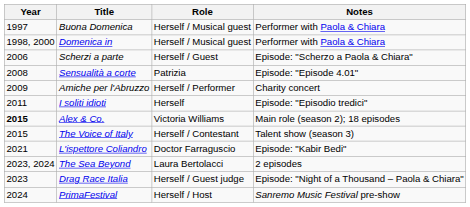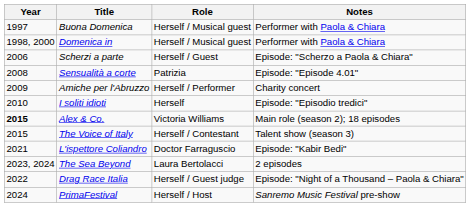(17, 103) 2011 -> (17, 103) 2010
(17, 179) 2023 -> (17, 179) 2022
